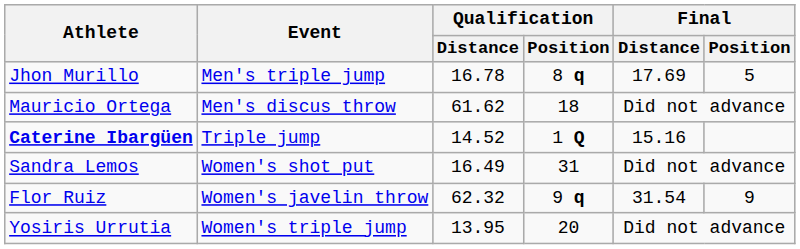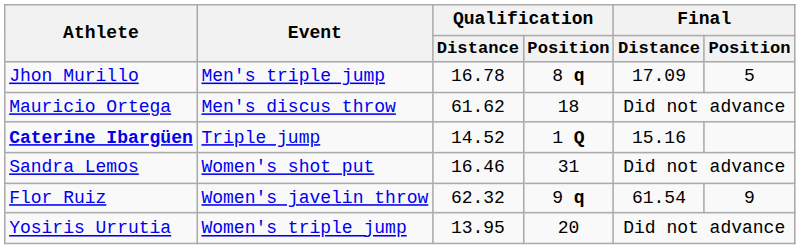(659, 77) 17.69 -> (659, 77) 17.09
(478, 168) 16.49 -> (478, 168) 16.46
(659, 198) 31.54 -> (659, 198) 61.54
